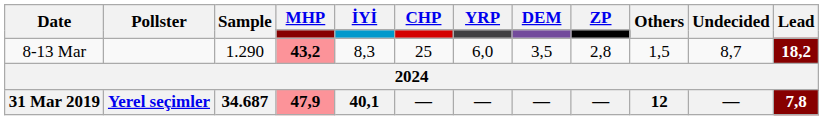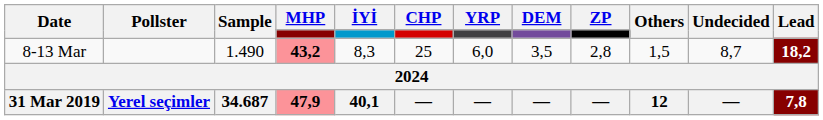(245, 50) 1.290 -> (245, 50) 1.490
